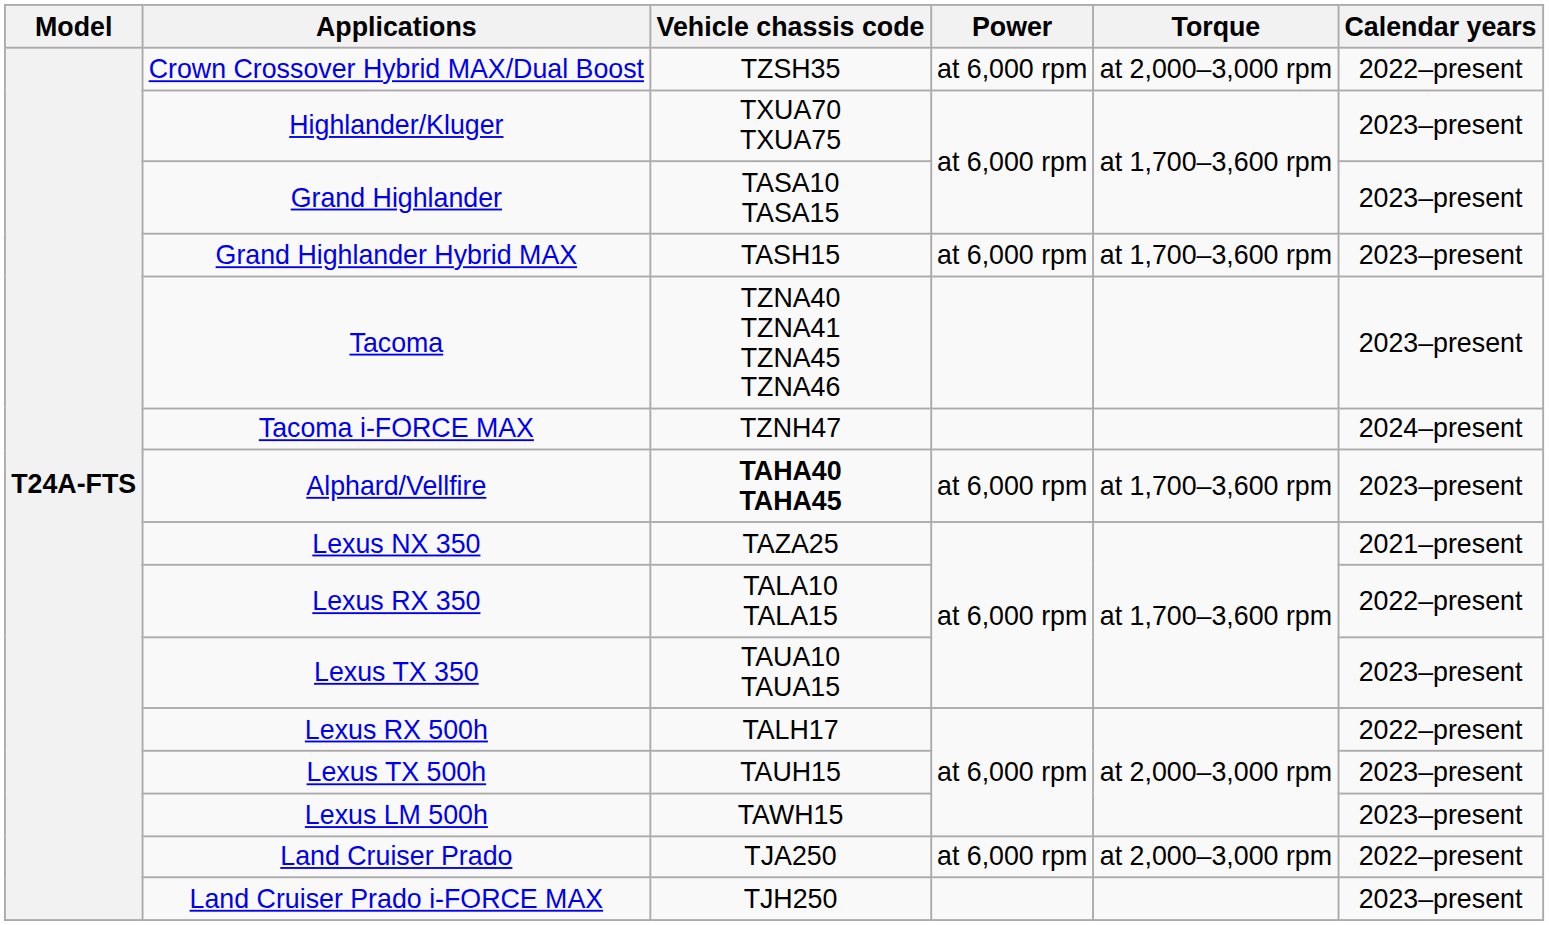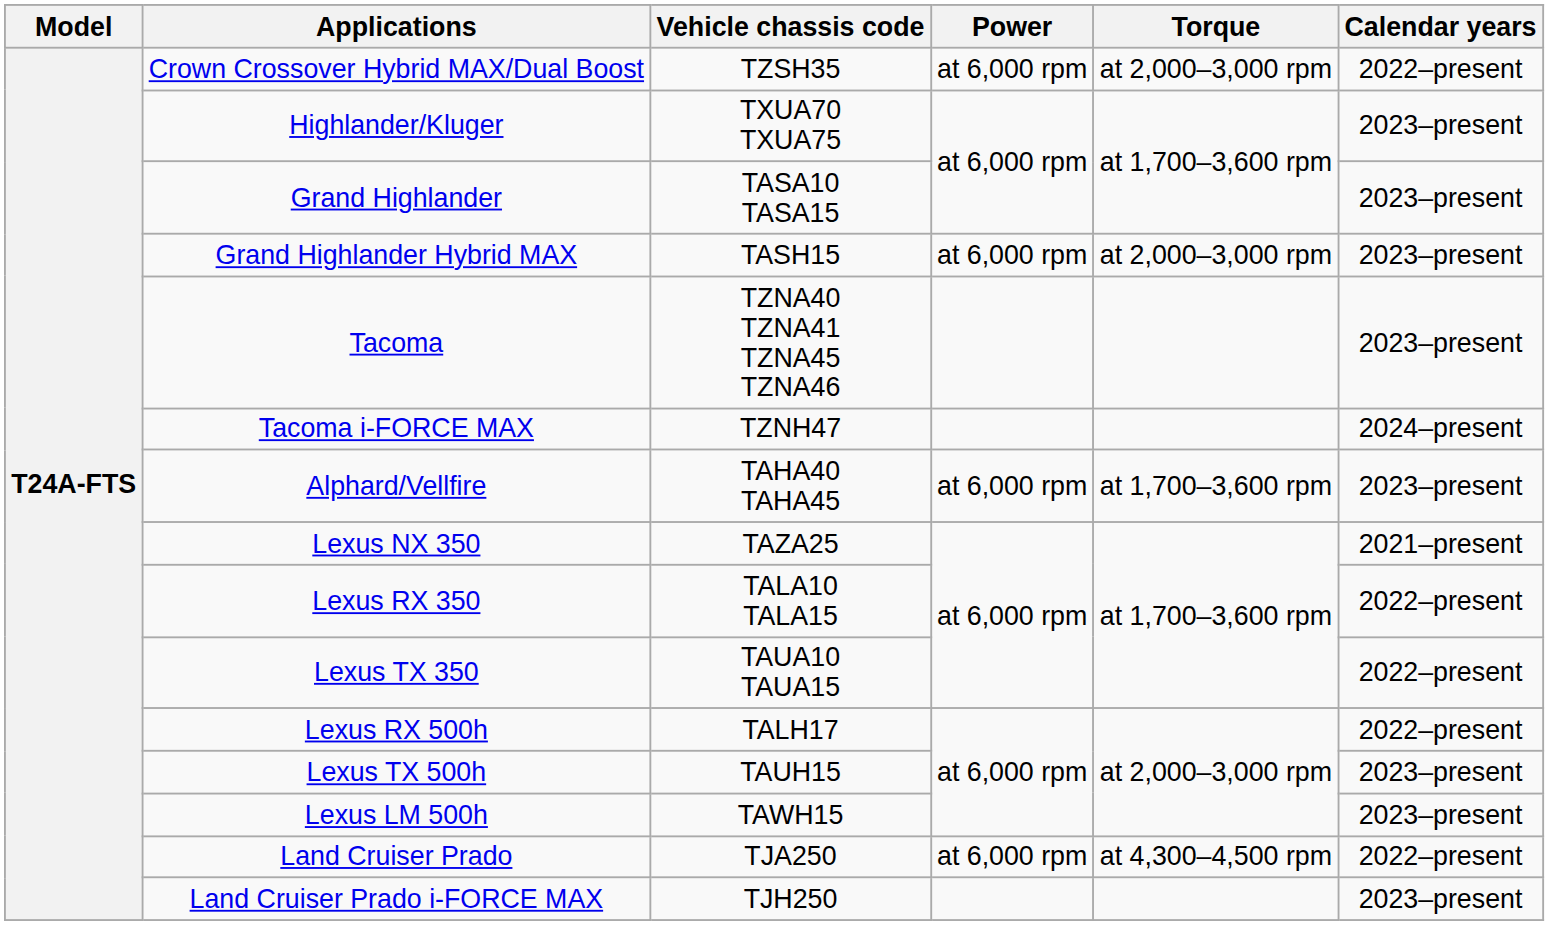(1216, 255) at 1,700–3,600 rpm -> (1216, 255) at 2,000–3,000 rpm
(791, 486) bold -> (791, 486) normal
(1441, 673) 2023–present -> (1441, 673) 2022–present
(1216, 857) at 2,000–3,000 rpm -> (1216, 857) at 4,300–4,500 rpm
